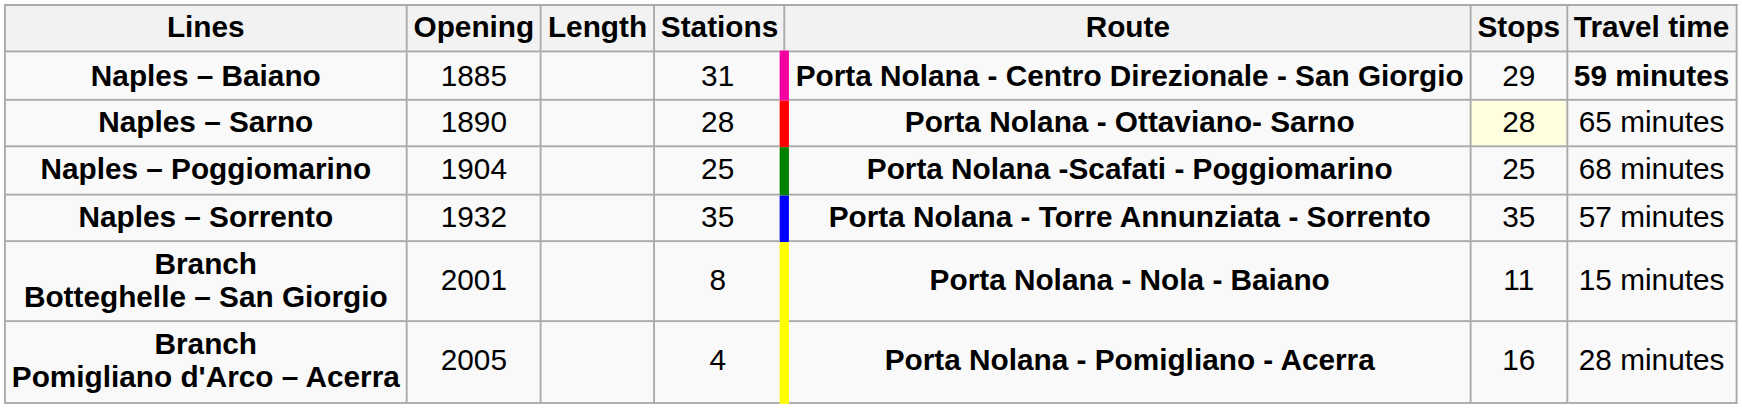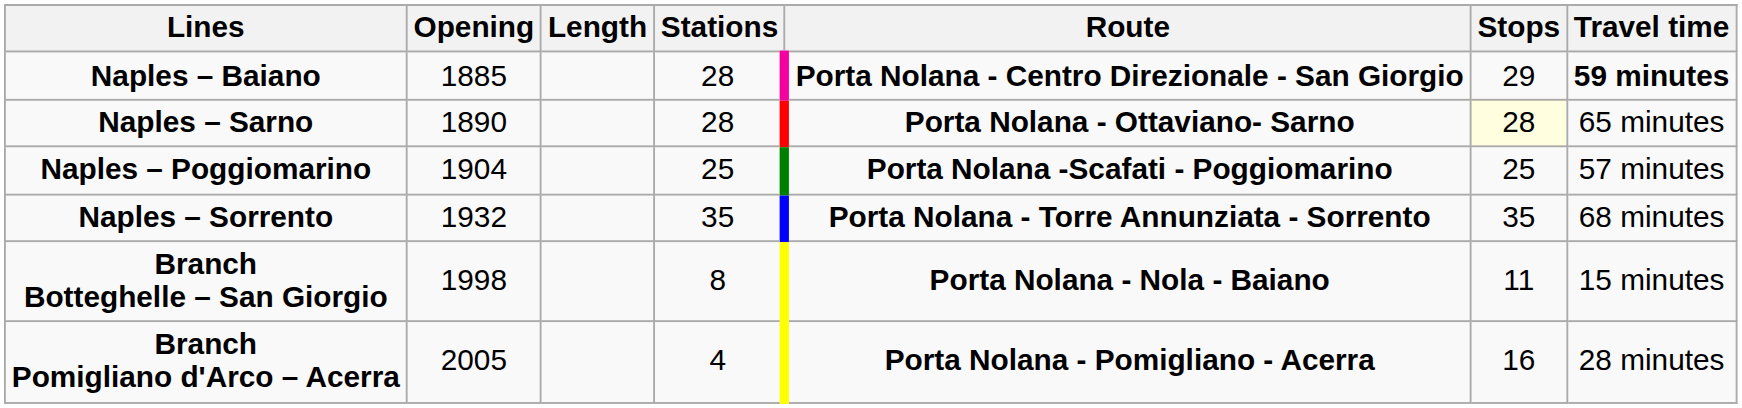(718, 75) 31 -> (718, 75) 28
(1652, 169) 68 minutes -> (1652, 169) 57 minutes
(1652, 216) 57 minutes -> (1652, 216) 68 minutes
(474, 280) 2001 -> (474, 280) 1998
